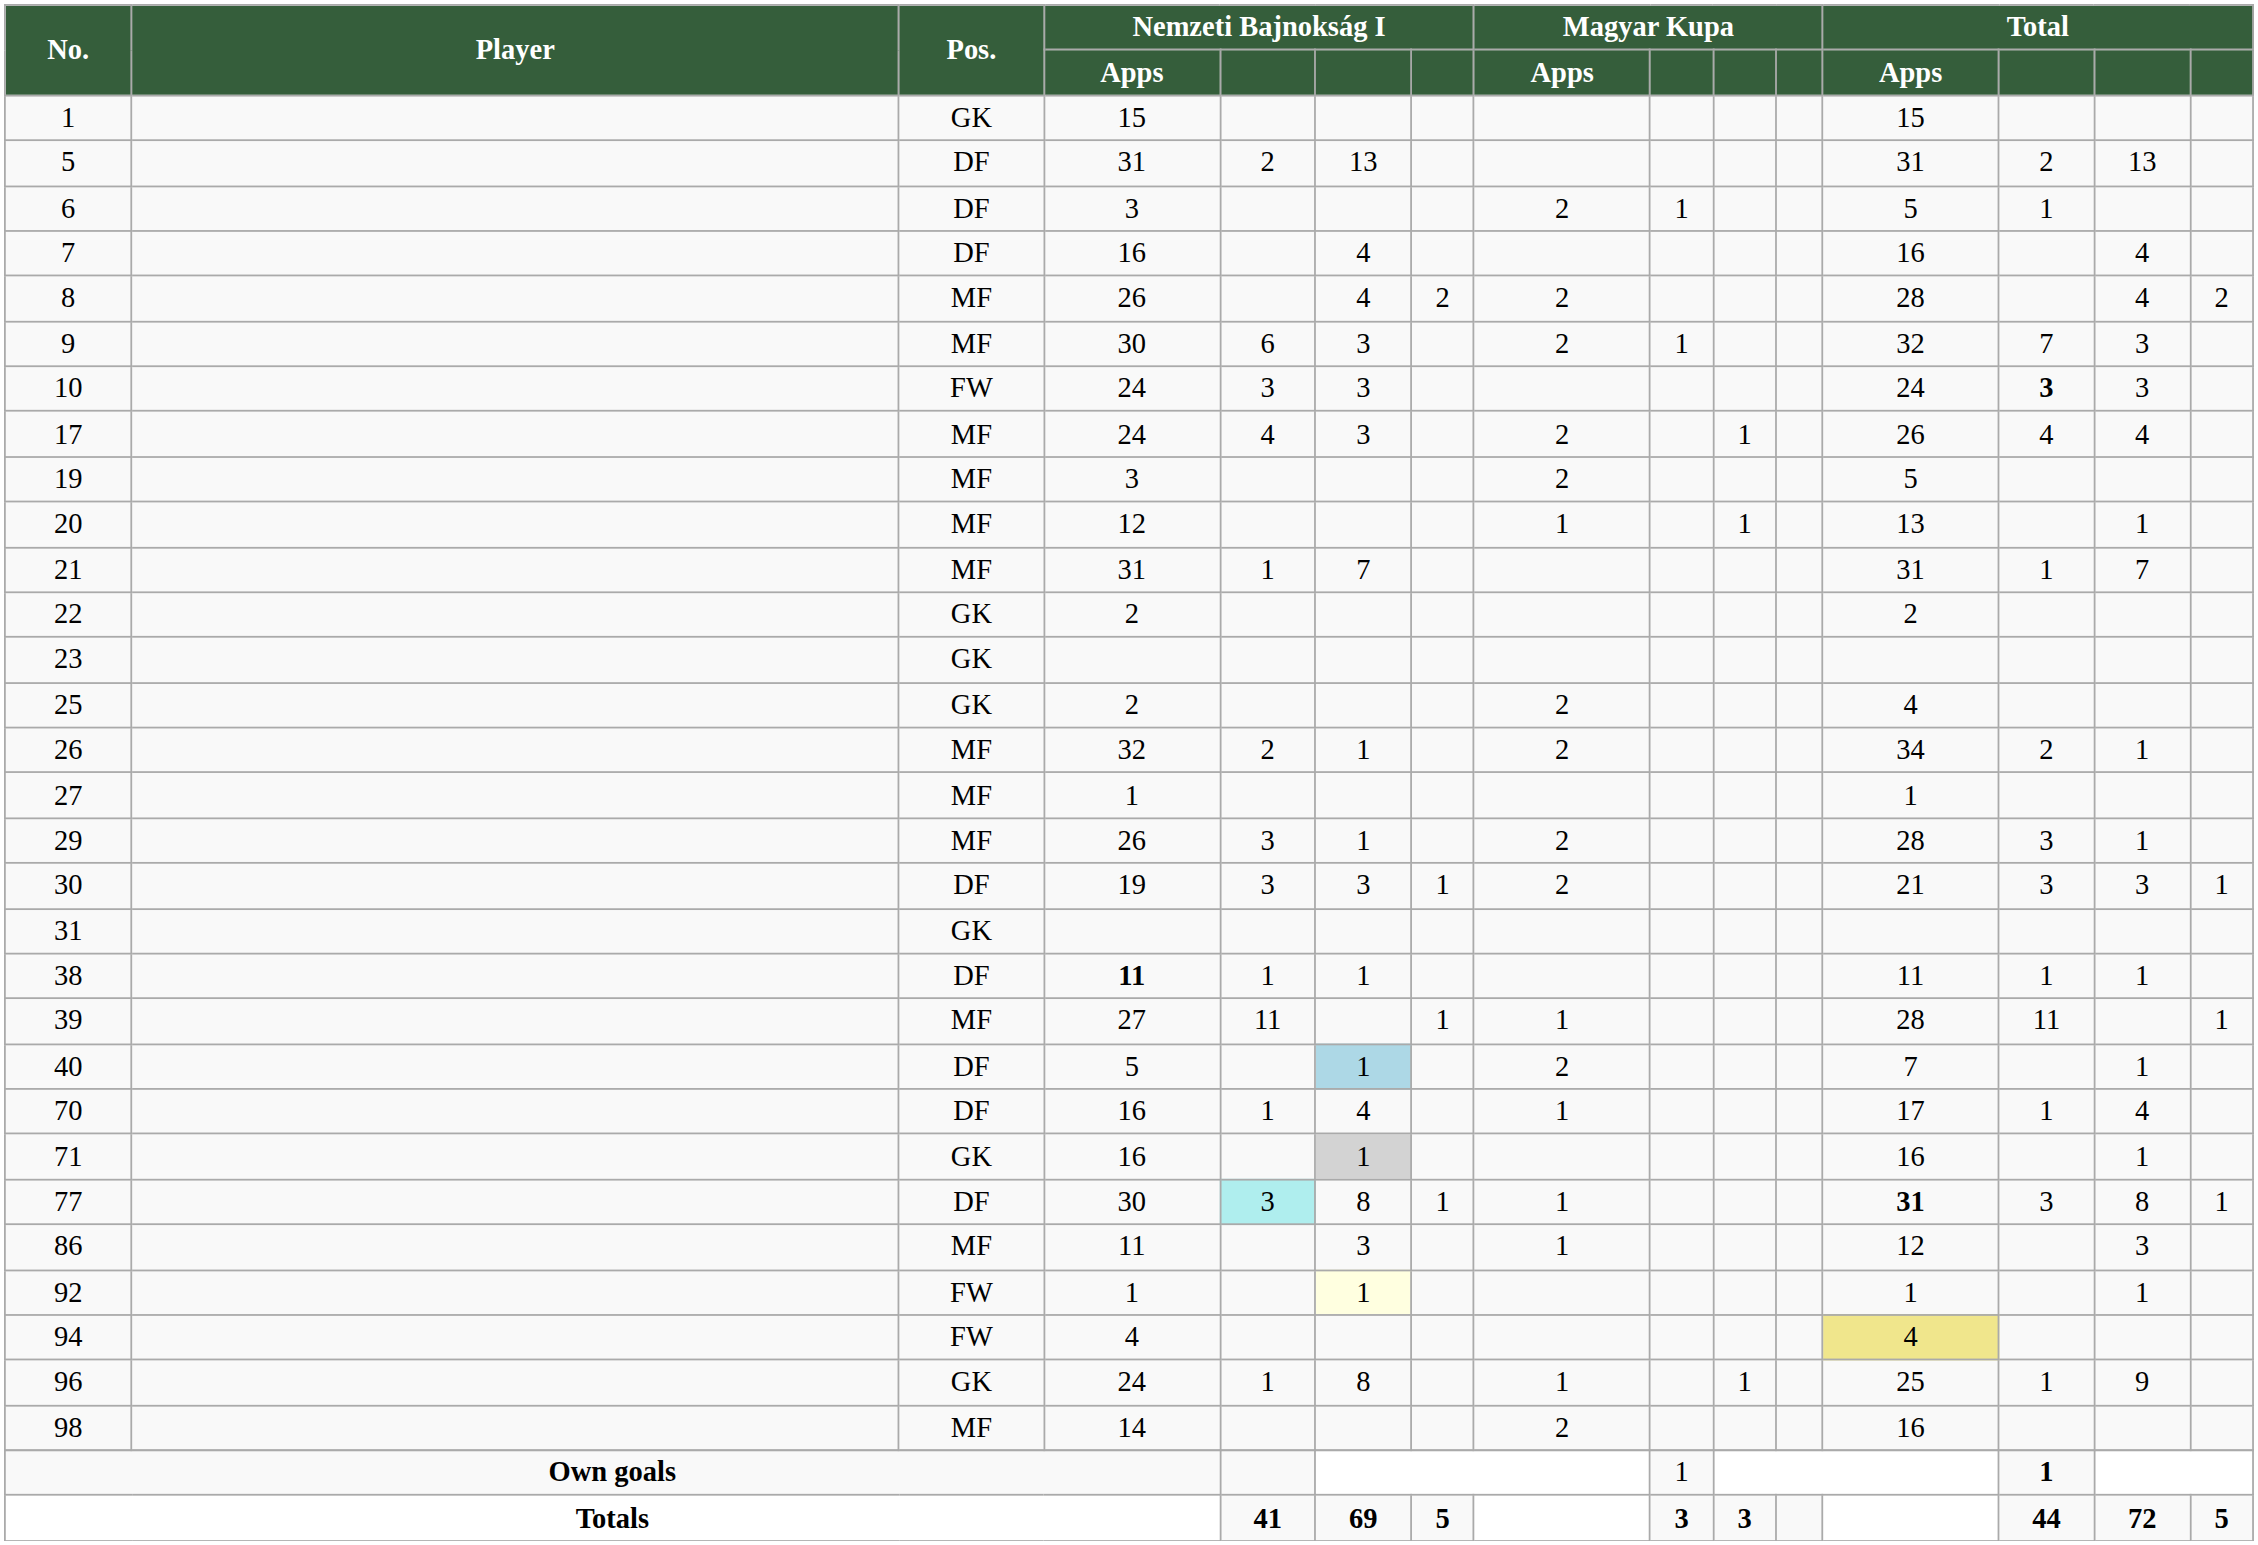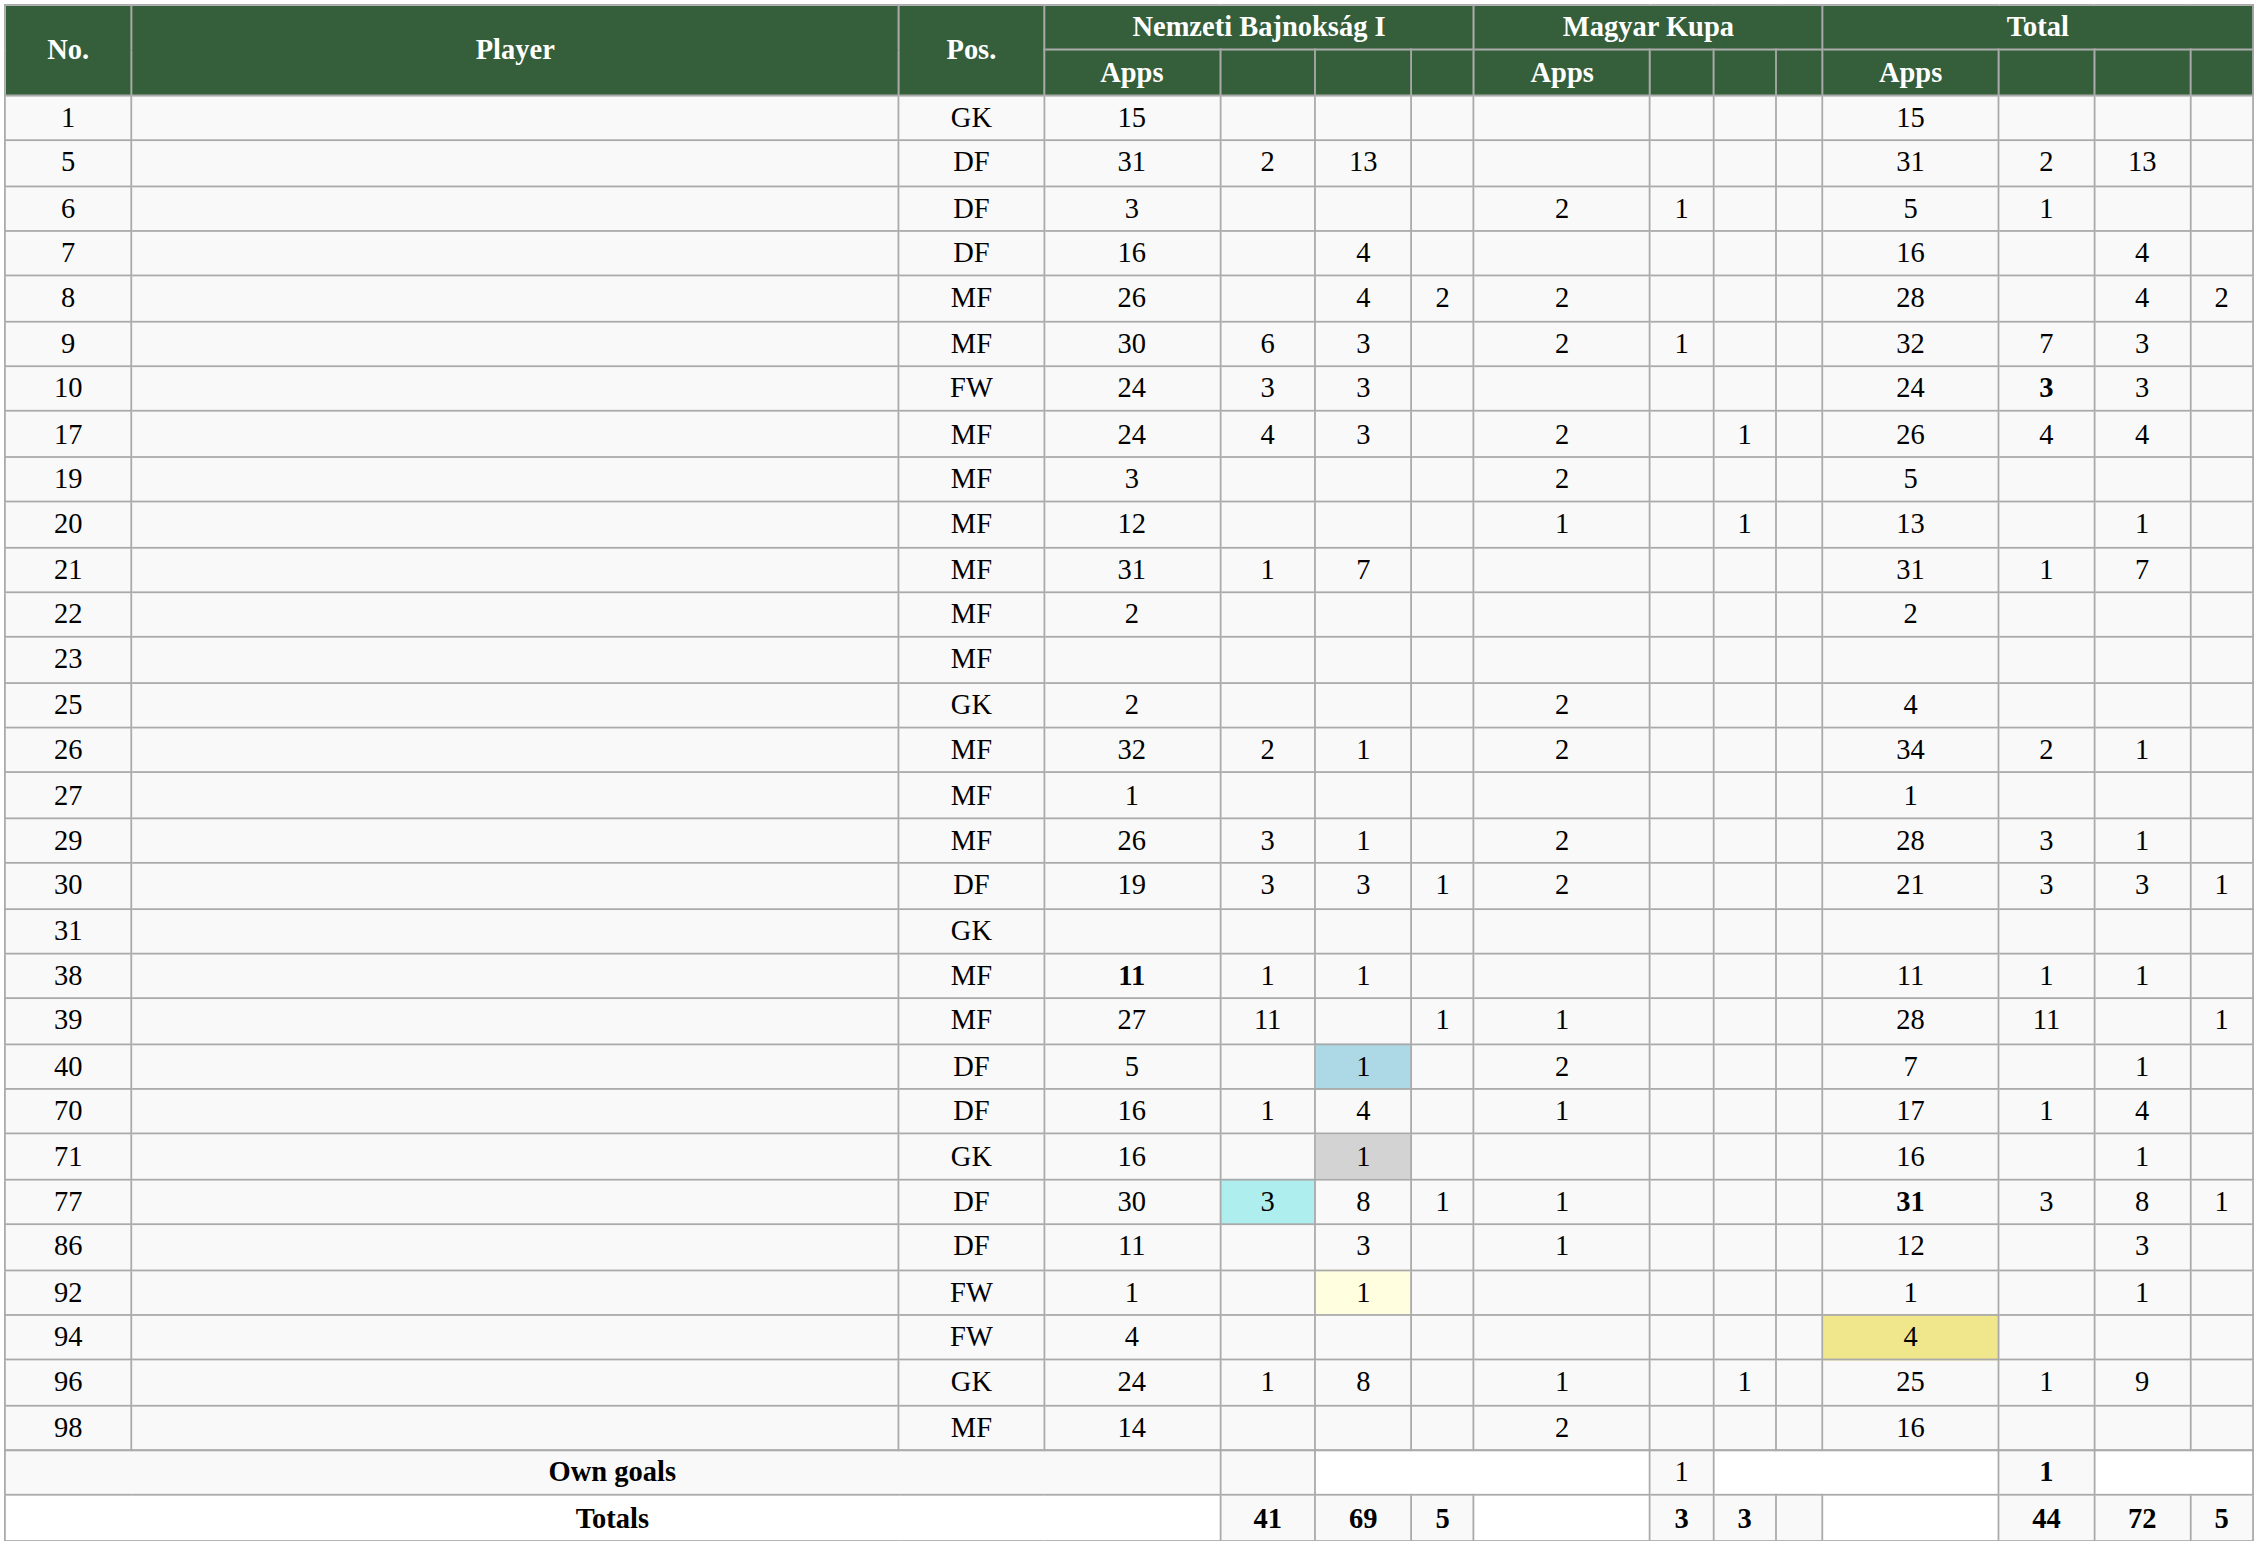(971, 614) GK -> (971, 614) MF
(971, 659) GK -> (971, 659) MF
(971, 975) DF -> (971, 975) MF
(971, 1246) MF -> (971, 1246) DF
